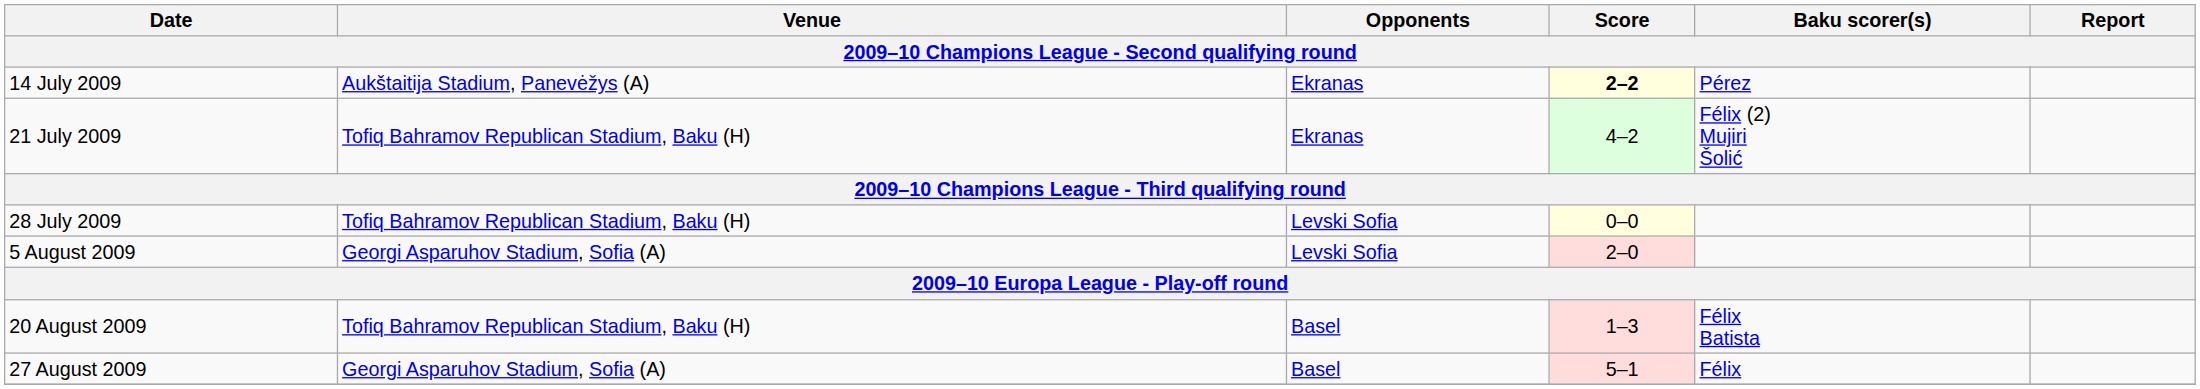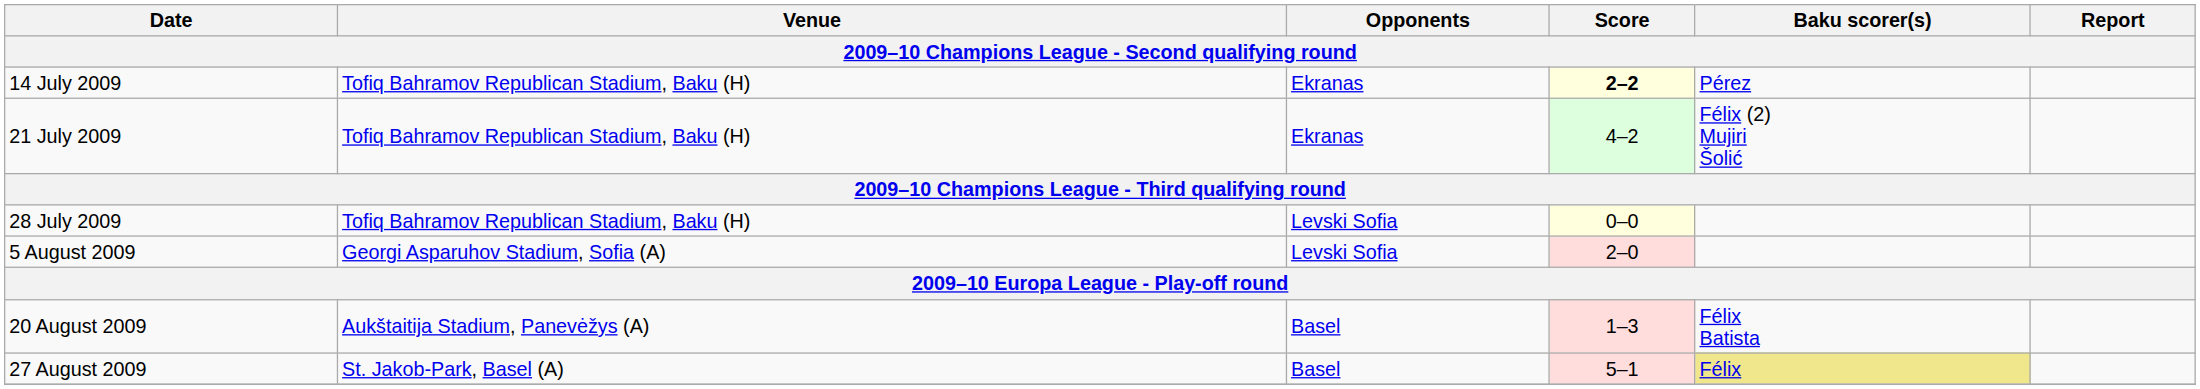(496, 83) Aukštaitija Stadium, Panevėžys (A) -> (546, 83) Tofiq Bahramov Republican Stadium, Baku (H)
(546, 326) Tofiq Bahramov Republican Stadium, Baku (H) -> (496, 326) Aukštaitija Stadium, Panevėžys (A)
(504, 368) Georgi Asparuhov Stadium, Sofia (A) -> (453, 368) St. Jakob-Park, Basel (A)
(1720, 368) no background -> (1720, 368) khaki background
